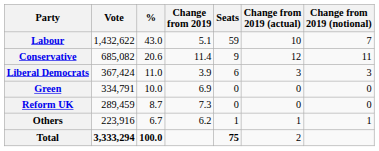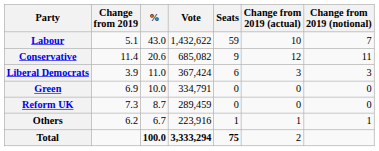columns swapped: (114, 18) <-> (189, 18)
